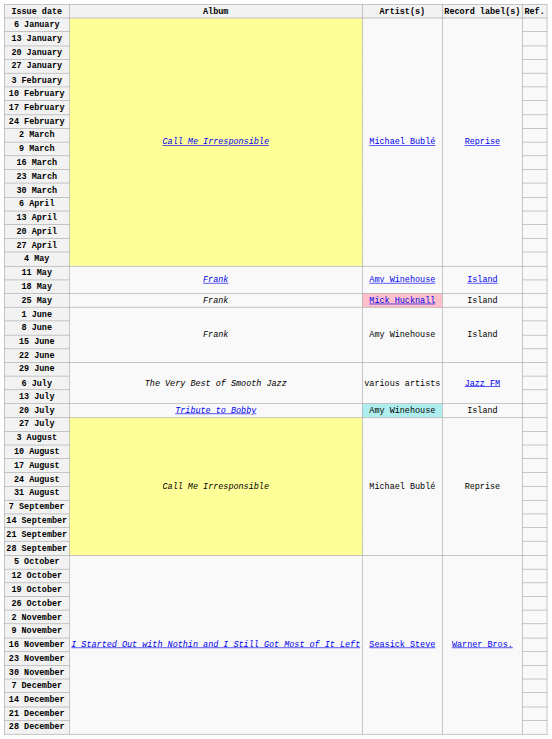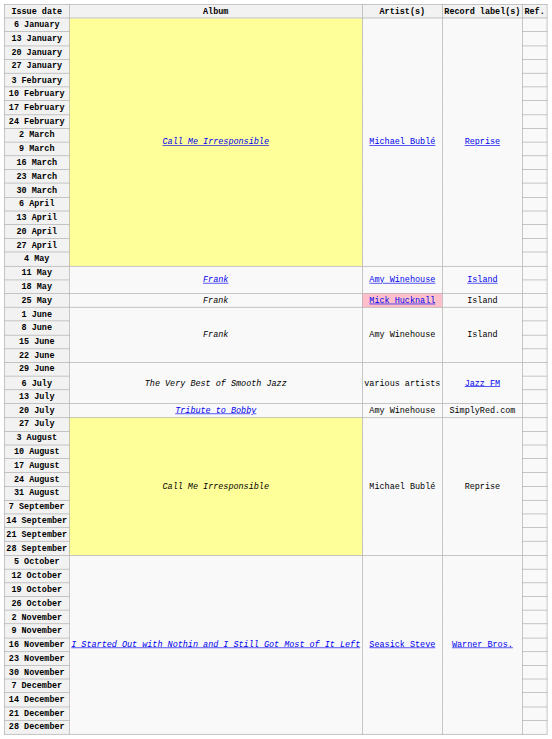(402, 411) paleturquoise background -> (402, 411) no background
(482, 411) Island -> (482, 411) SimplyRed.com
